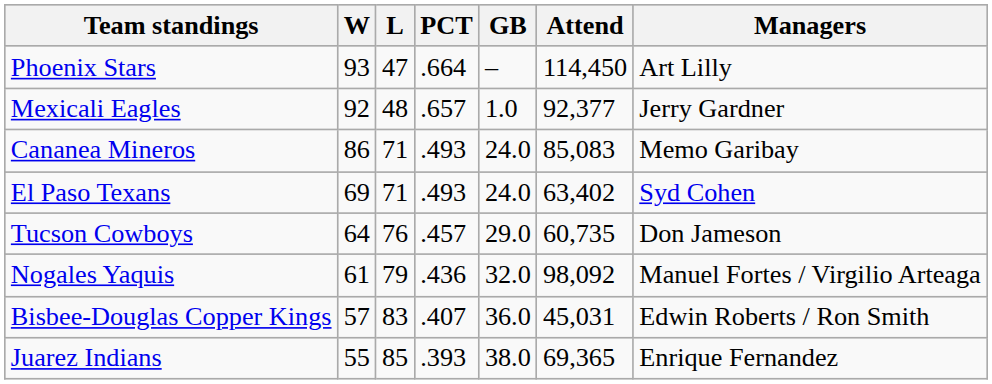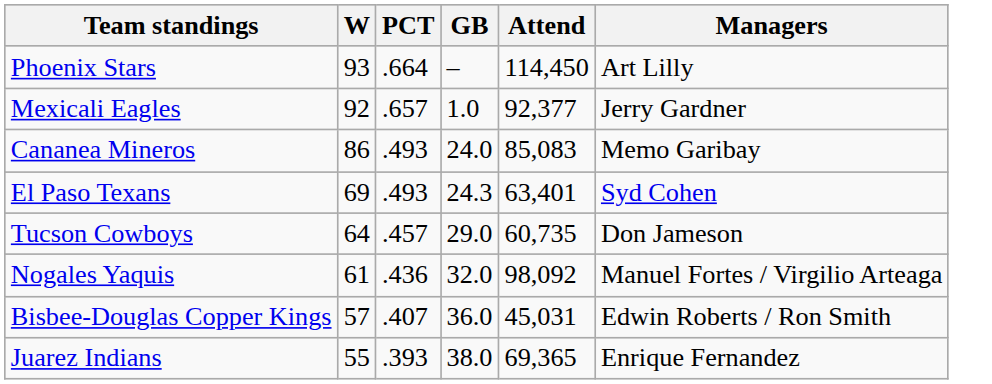- column: (395, 25)
(508, 191) 24.0 -> (470, 191) 24.3
(579, 191) 63,402 -> (541, 191) 63,401
